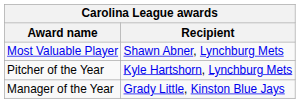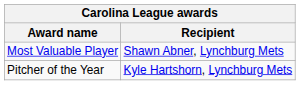- row: (60, 88)
